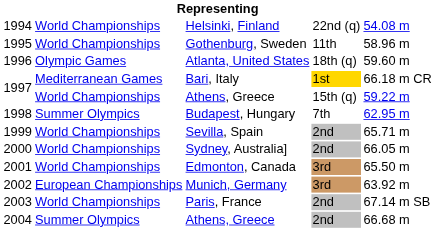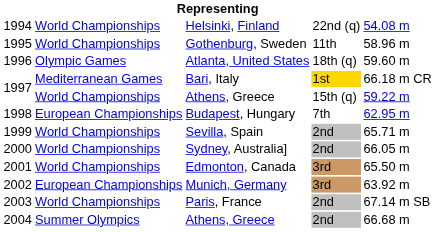(87, 114) Summer Olympics -> (109, 114) European Championships
